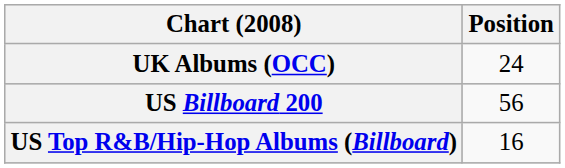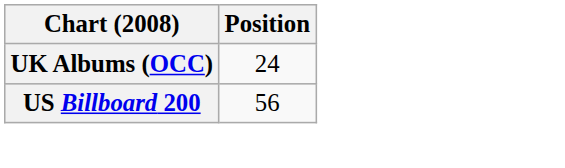- row: (234, 142)
